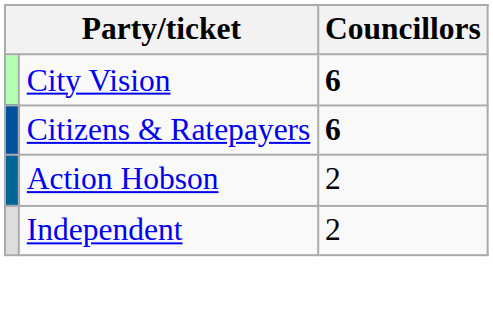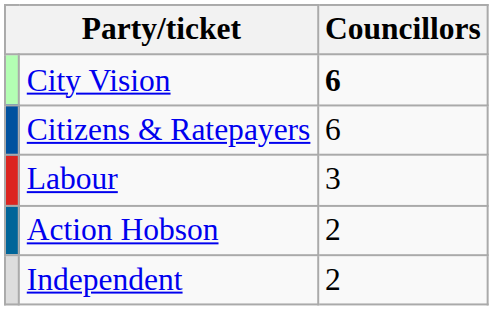(333, 129) bold -> (333, 129) normal
+ row: (72, 179)
